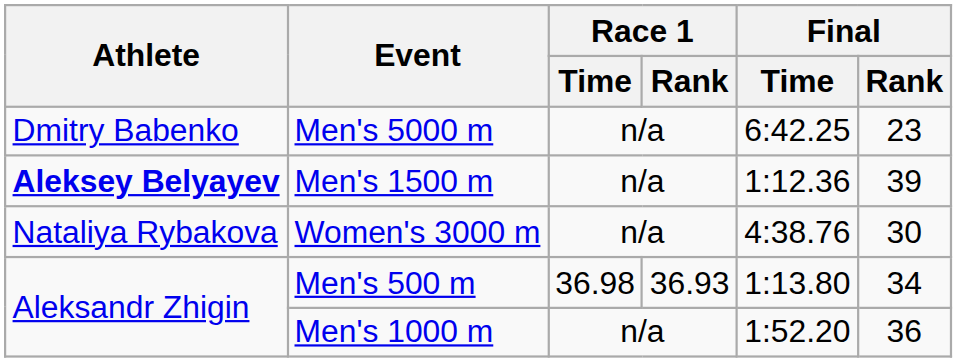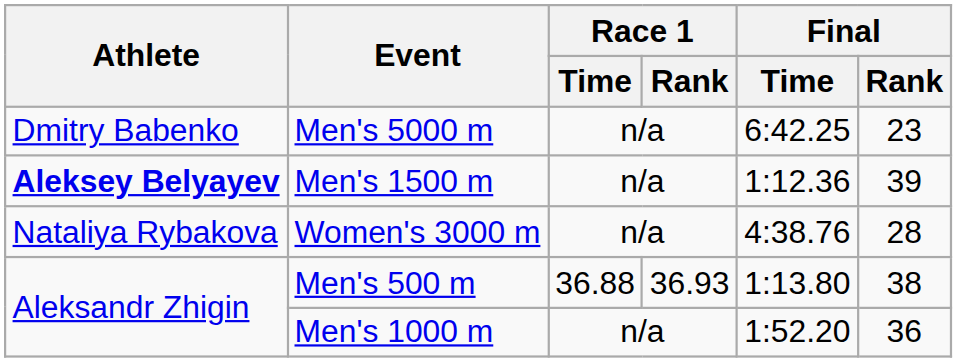(904, 232) 30 -> (904, 232) 28
(595, 282) 36.98 -> (595, 282) 36.88
(904, 282) 34 -> (904, 282) 38
